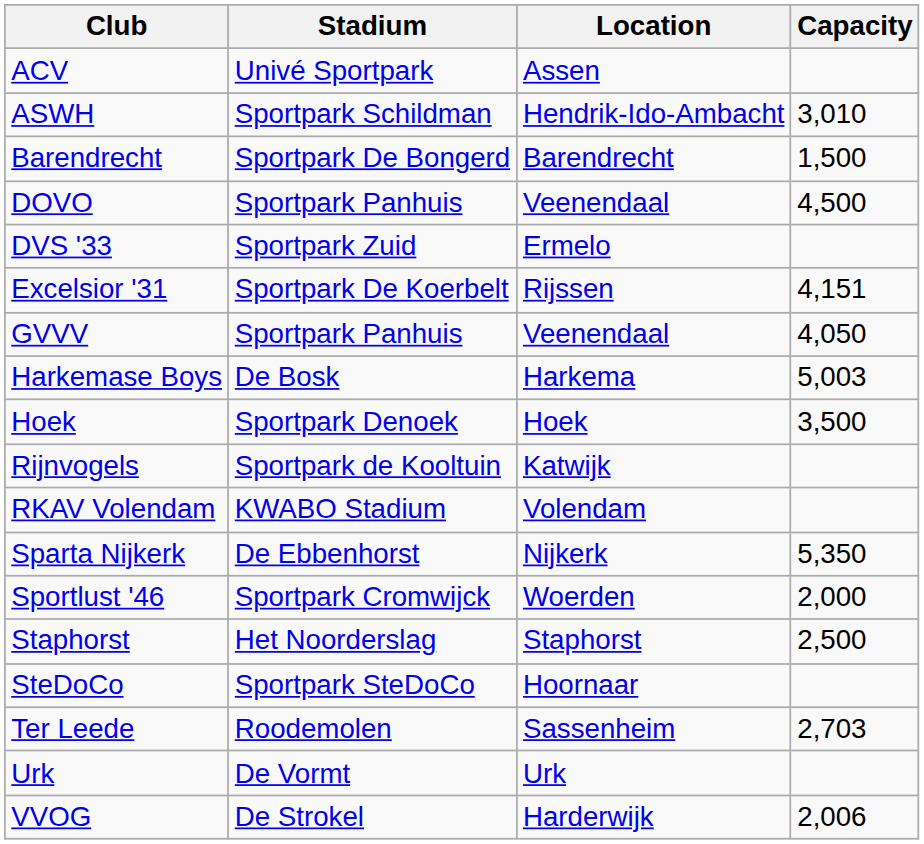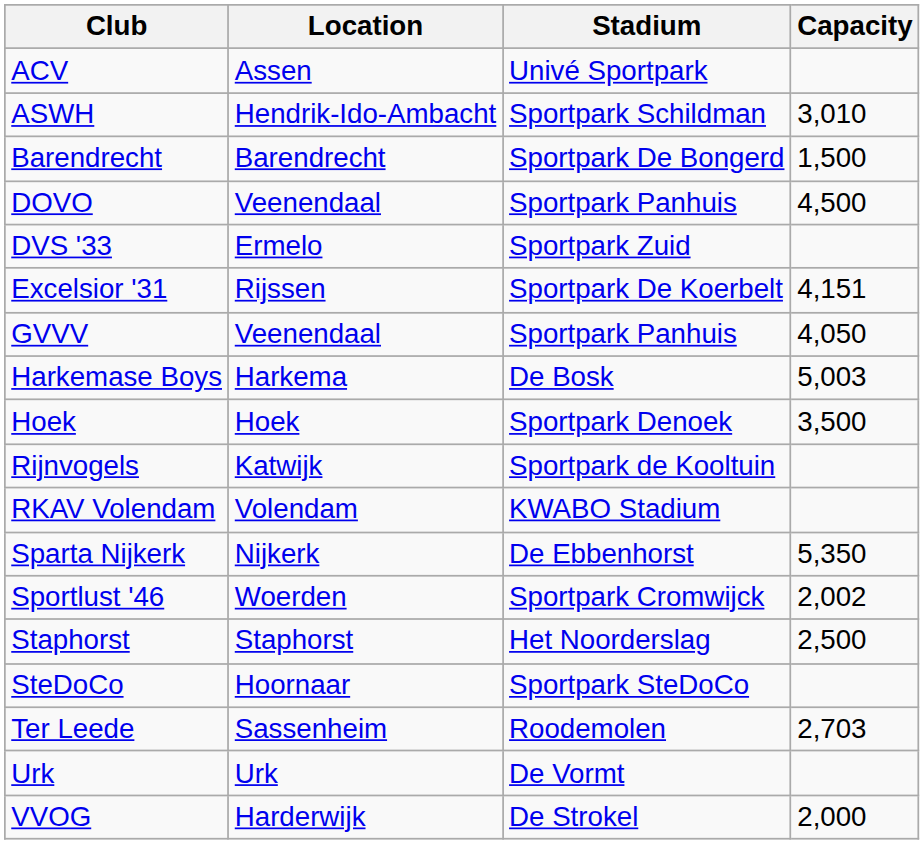columns swapped: (654, 26) <-> (372, 26)
(832, 597) 2,000 -> (832, 597) 2,002
(832, 816) 2,006 -> (832, 816) 2,000
